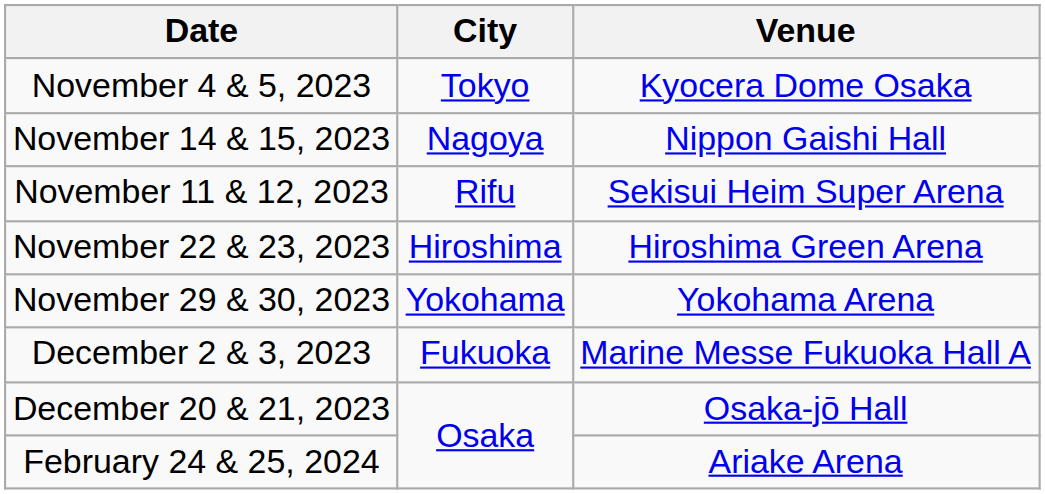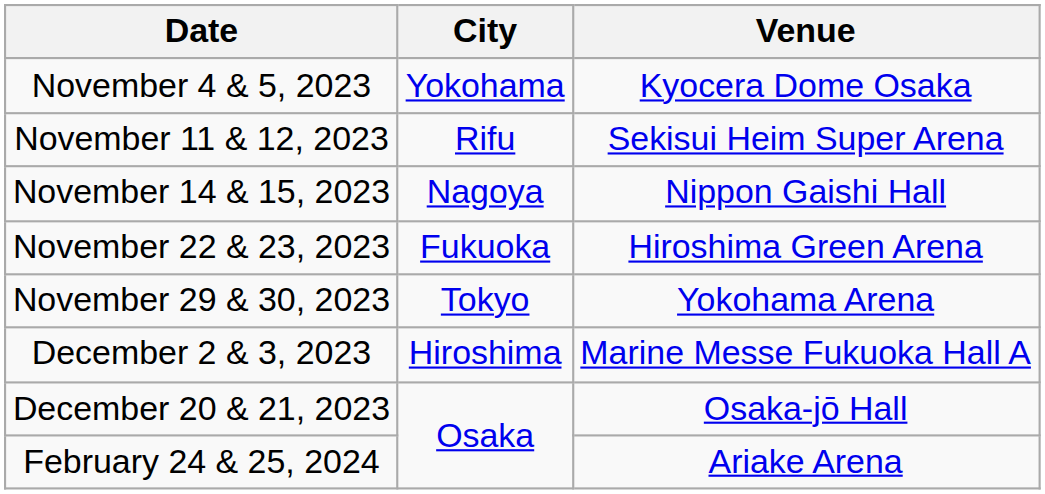(485, 85) Tokyo -> (485, 85) Yokohama
rows swapped: (201, 192) <-> (201, 138)
(485, 246) Hiroshima -> (485, 246) Fukuoka
(485, 300) Yokohama -> (485, 300) Tokyo
(485, 354) Fukuoka -> (485, 354) Hiroshima
